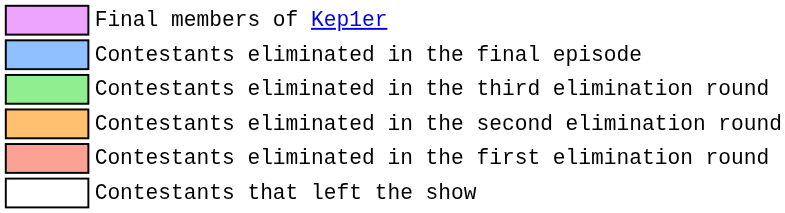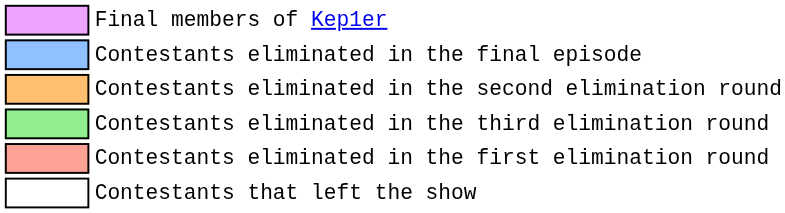rows swapped: (432, 89) <-> (438, 124)
